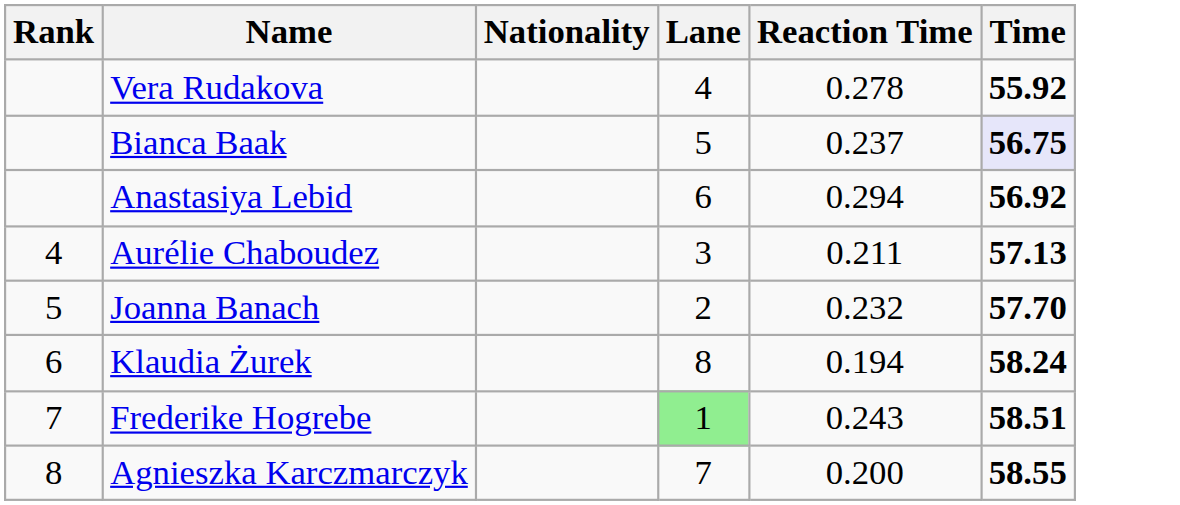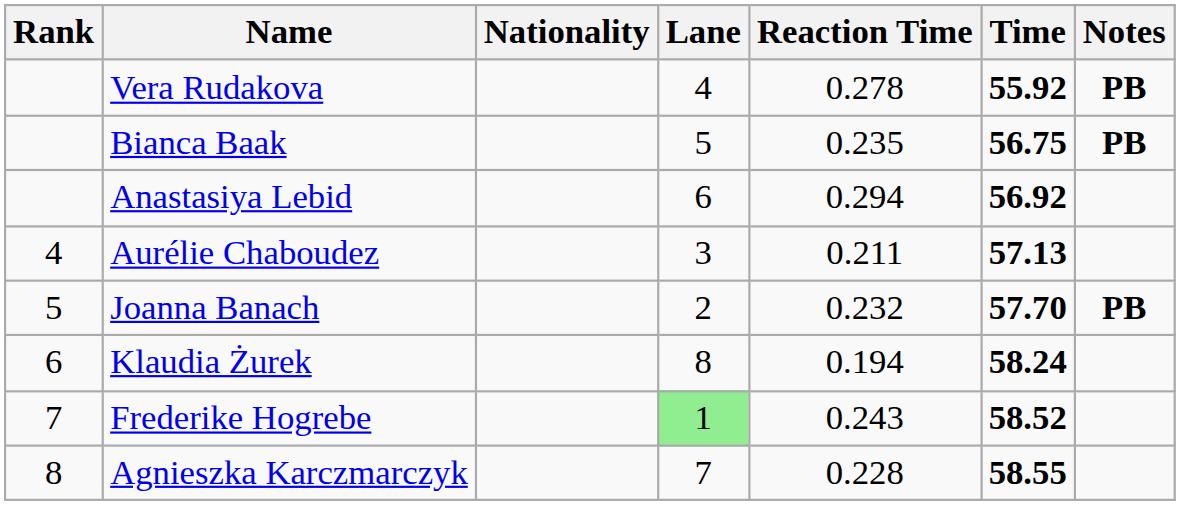+ column: (1124, 32)
(865, 142) 0.237 -> (865, 142) 0.235
(1028, 142) lavender background -> (1028, 142) no background
(1028, 417) 58.51 -> (1028, 417) 58.52
(865, 472) 0.200 -> (865, 472) 0.228
